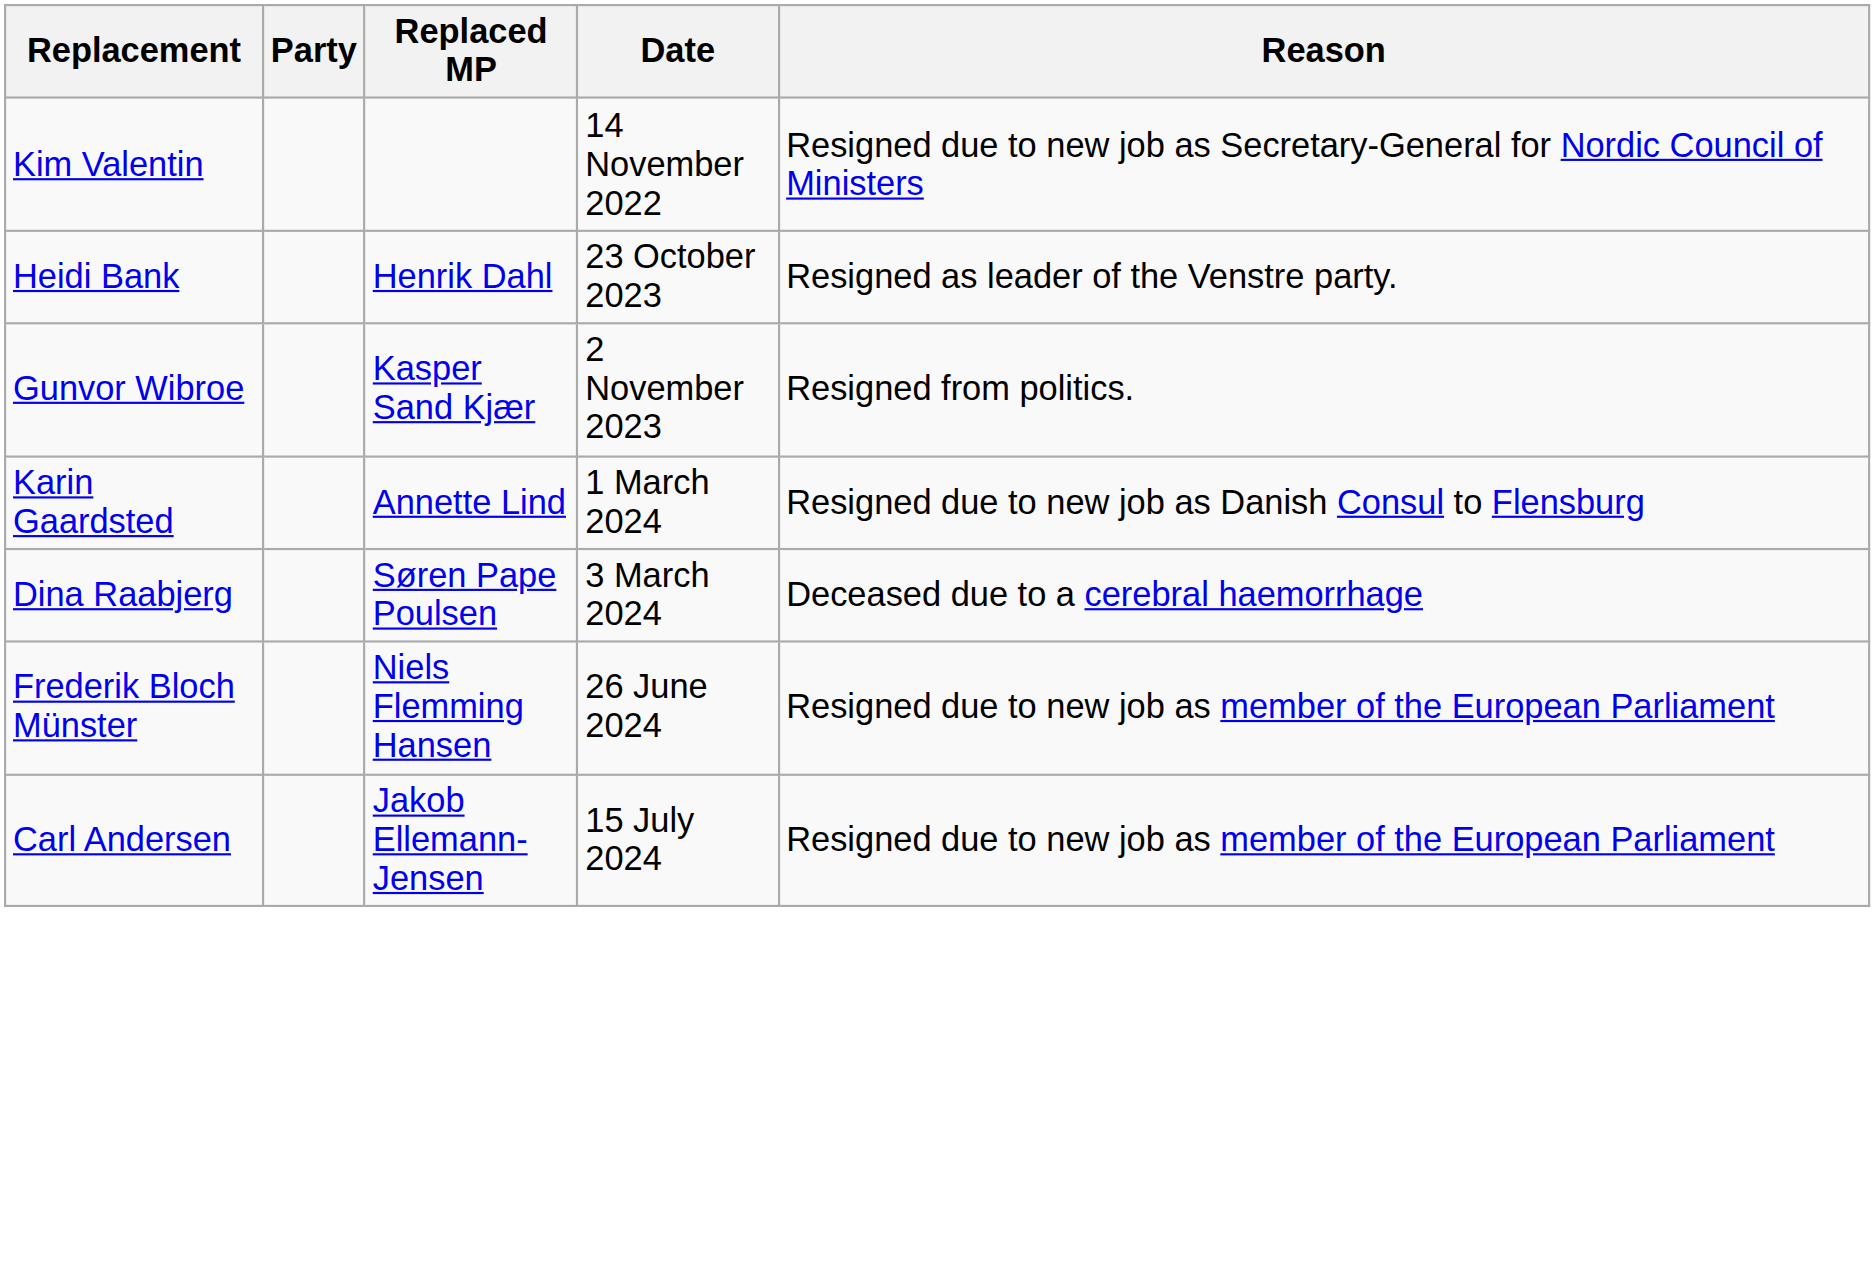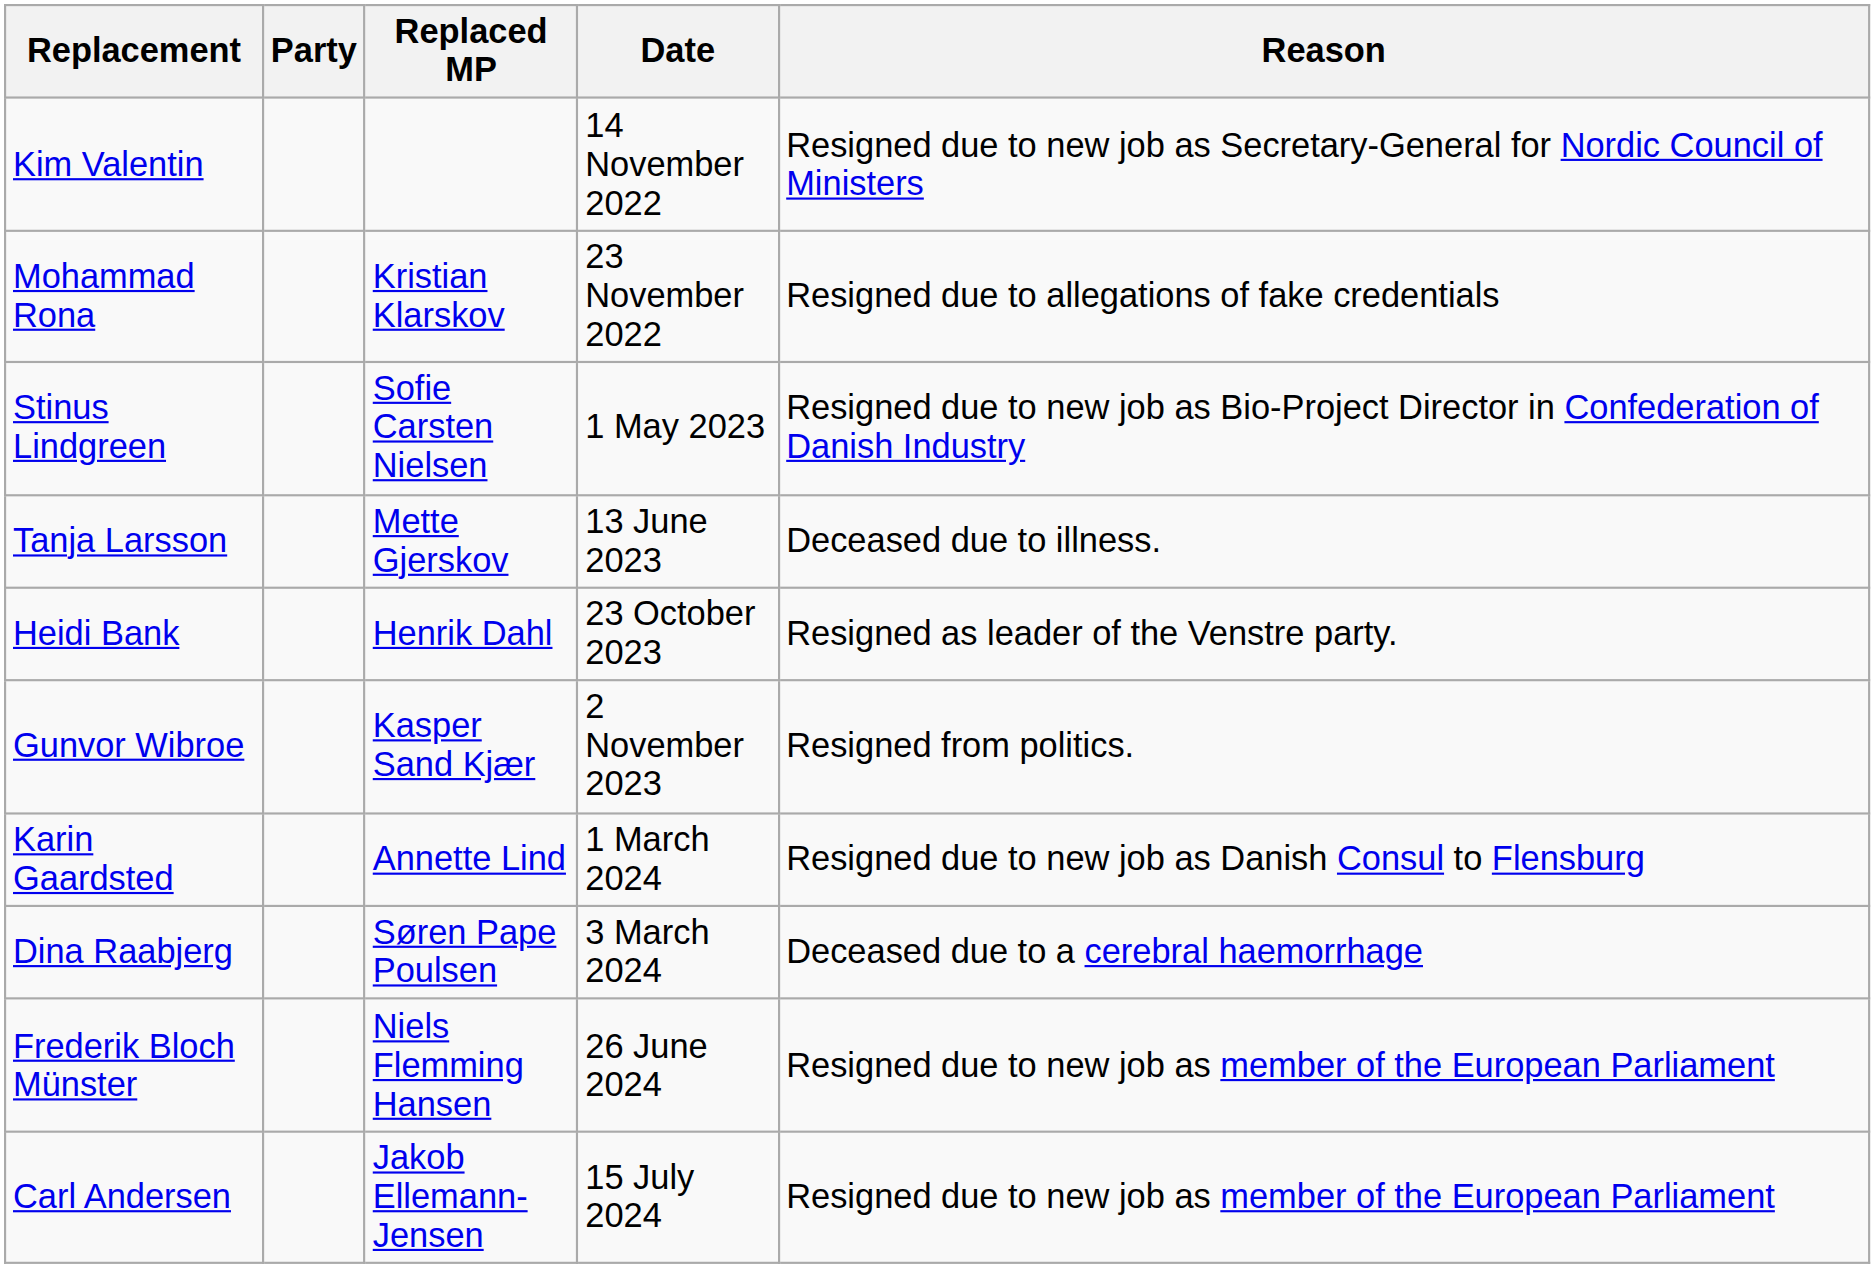+ row: (104, 295)
+ row: (90, 427)
+ row: (120, 540)
